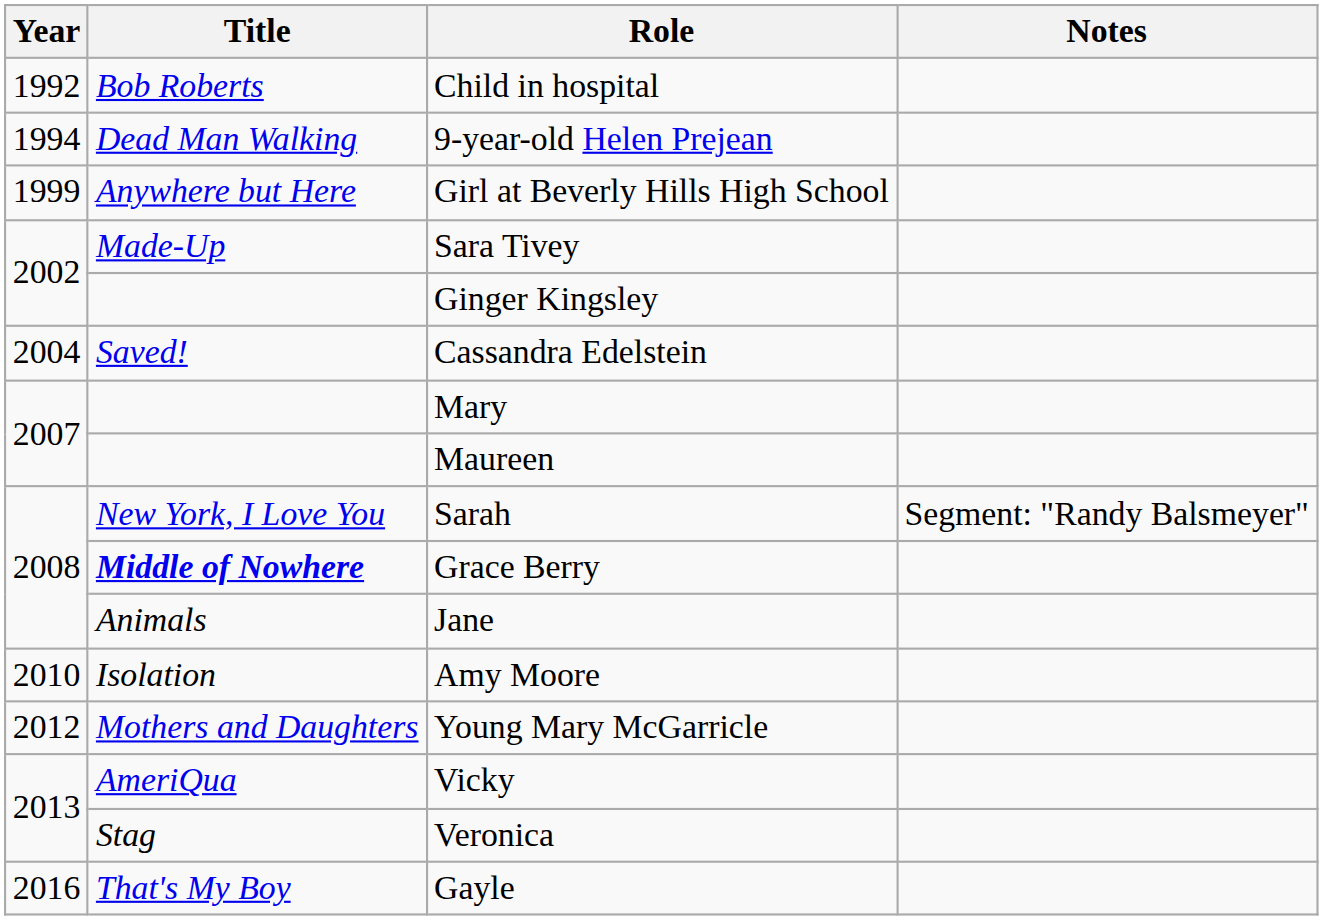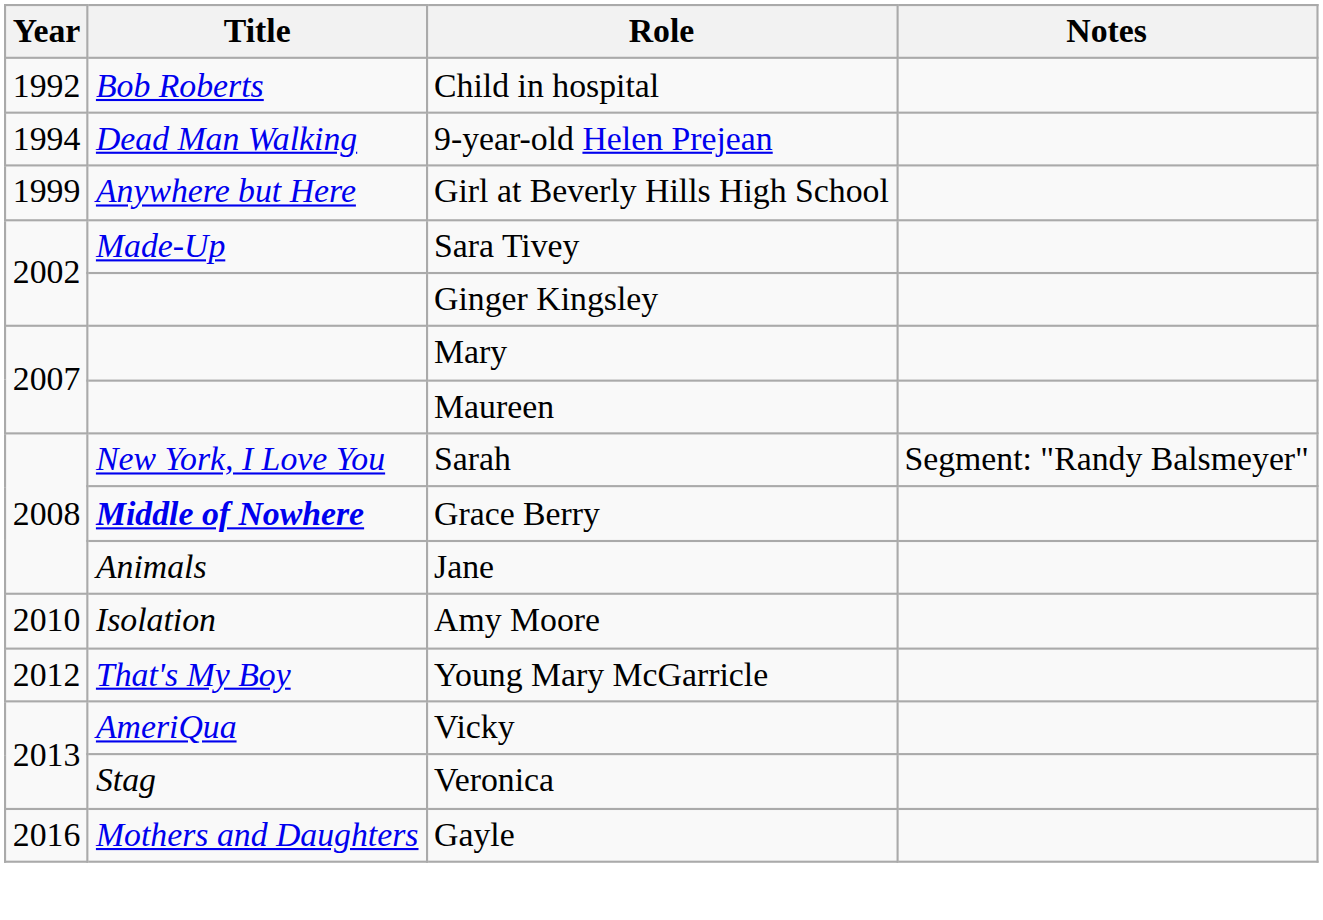- row: (570, 352)
(257, 727) Mothers and Daughters -> (193, 673) That's My Boy
(193, 887) That's My Boy -> (257, 834) Mothers and Daughters
